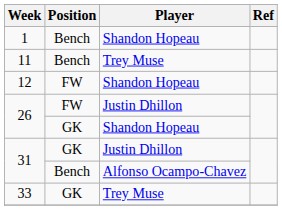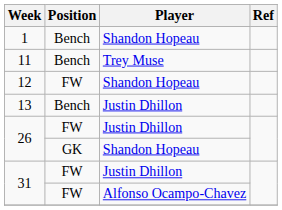+ row: (25, 104)
(72, 149) GK -> (72, 171) FW
(72, 171) Bench -> (72, 194) FW
- row: (25, 194)
